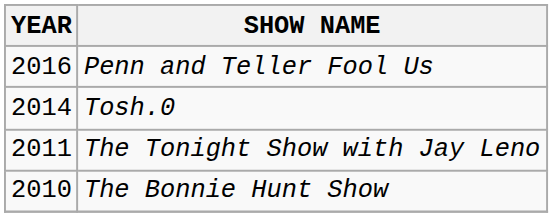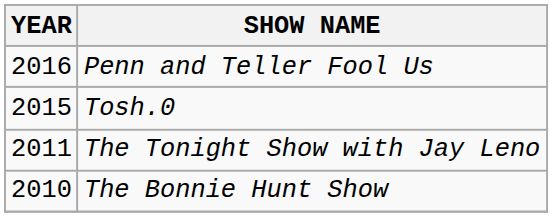(41, 108) 2014 -> (41, 108) 2015
